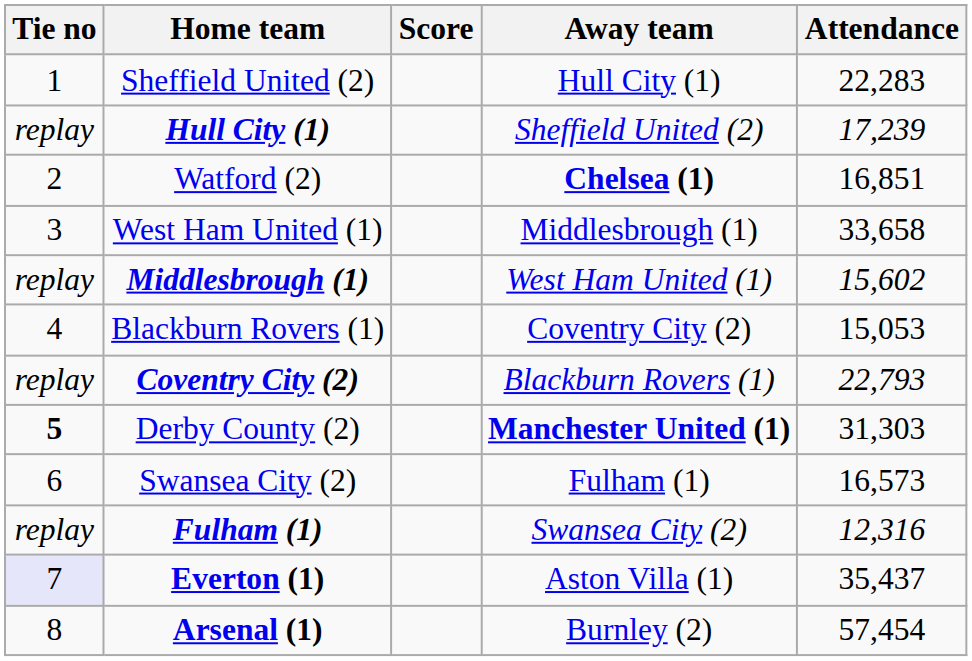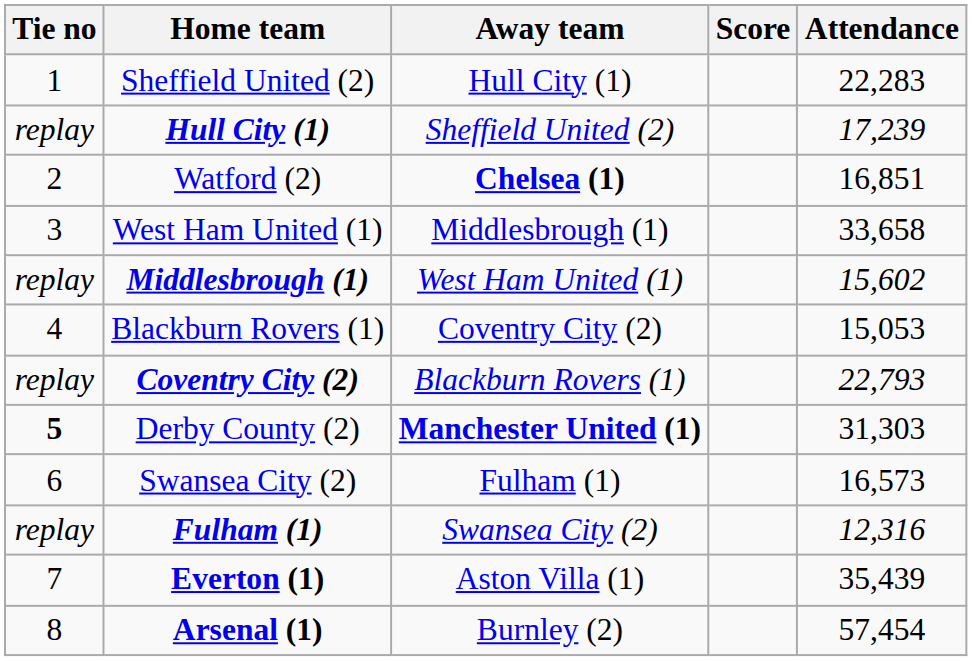columns swapped: (436, 29) <-> (639, 29)
(54, 579) lavender background -> (54, 579) no background
(882, 579) 35,437 -> (882, 579) 35,439
